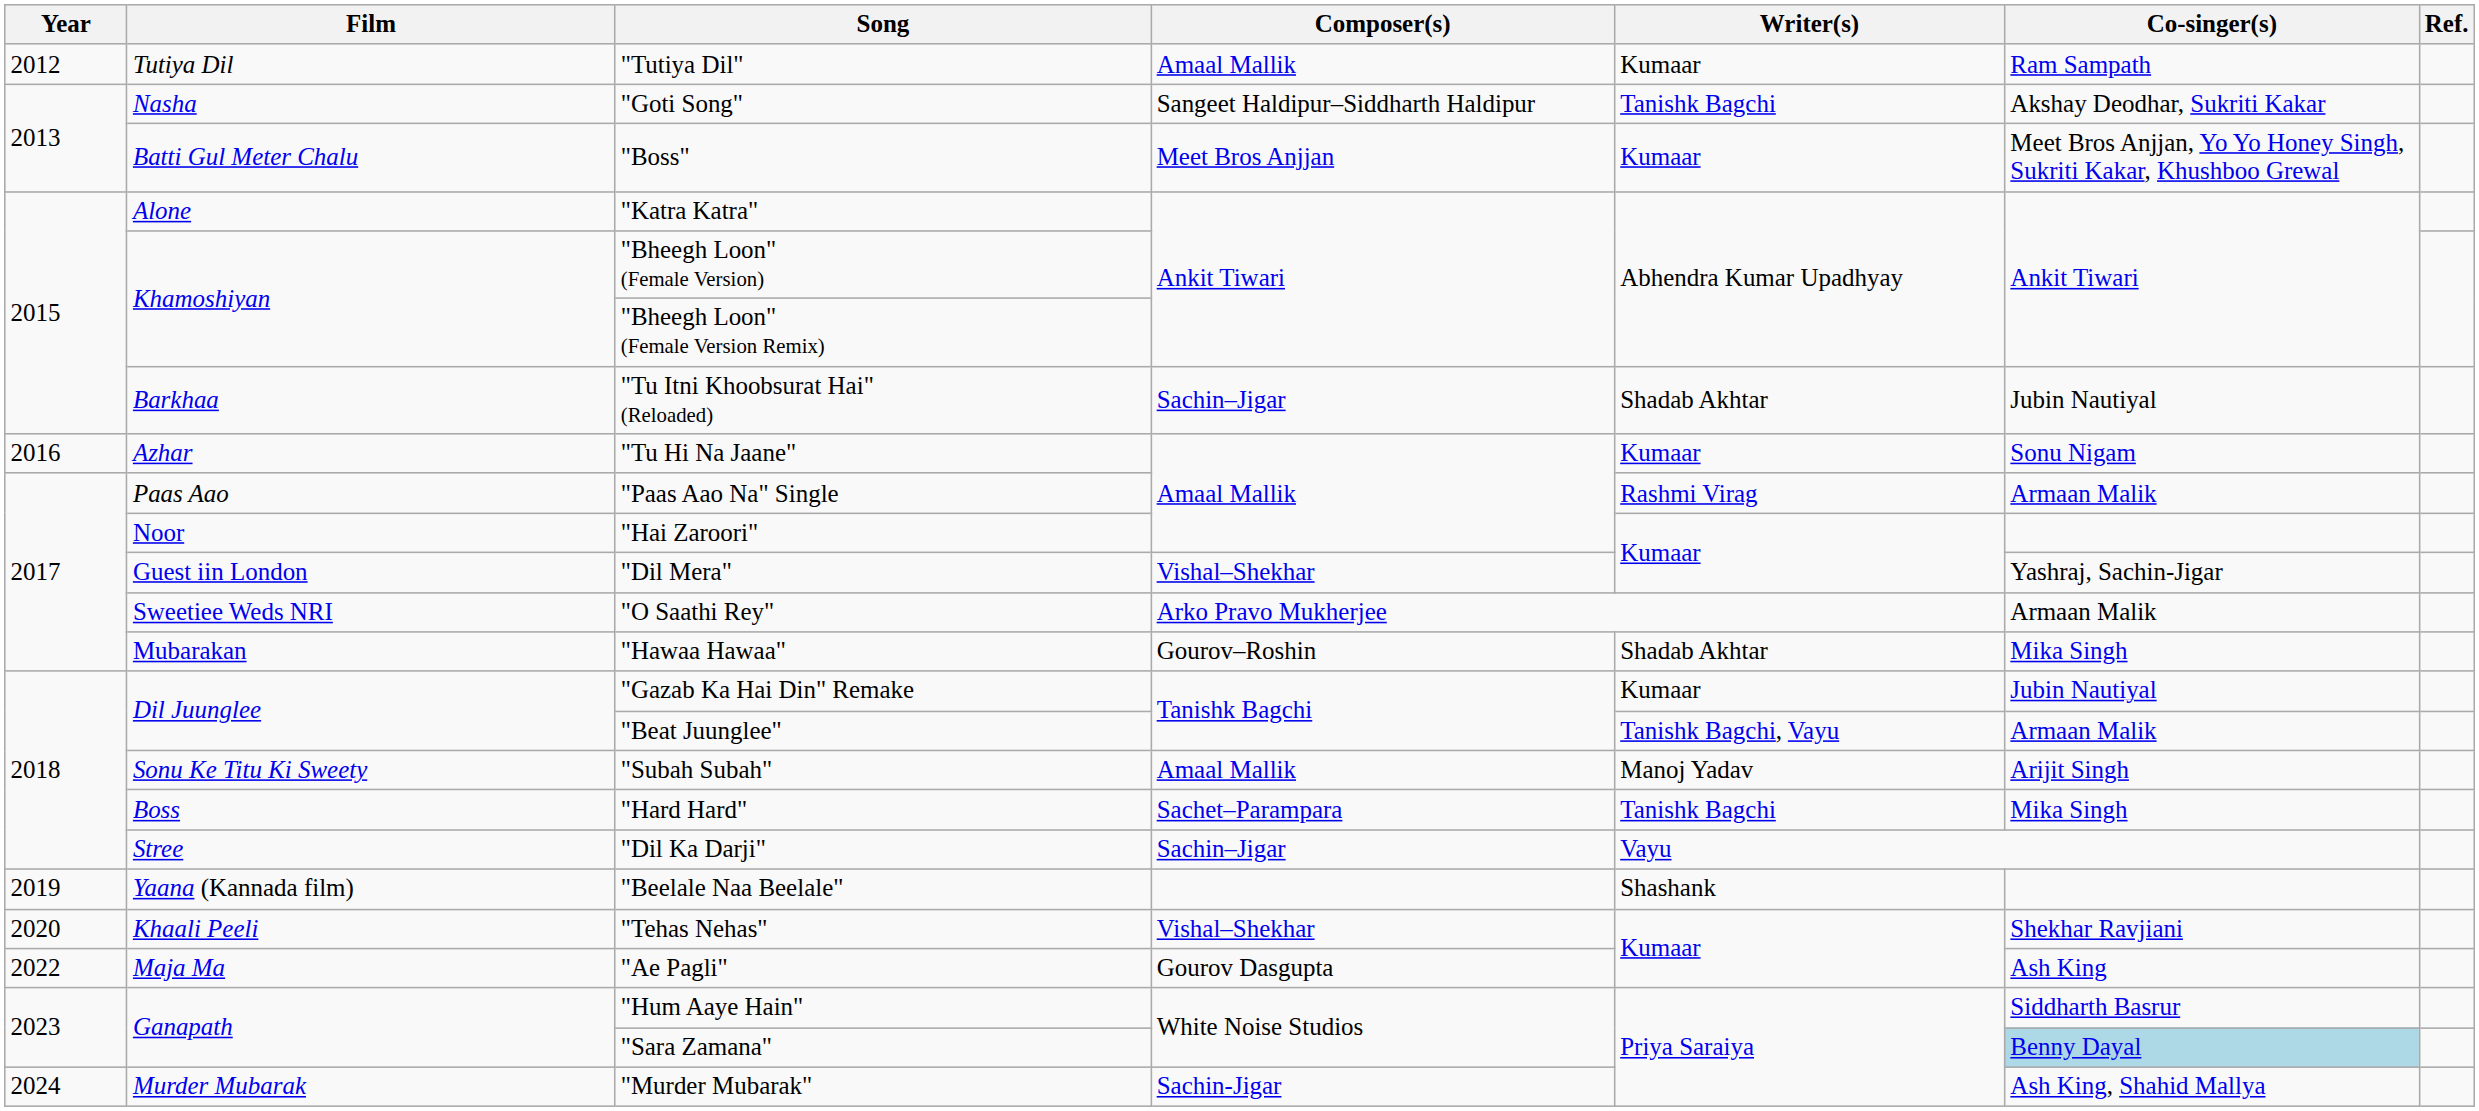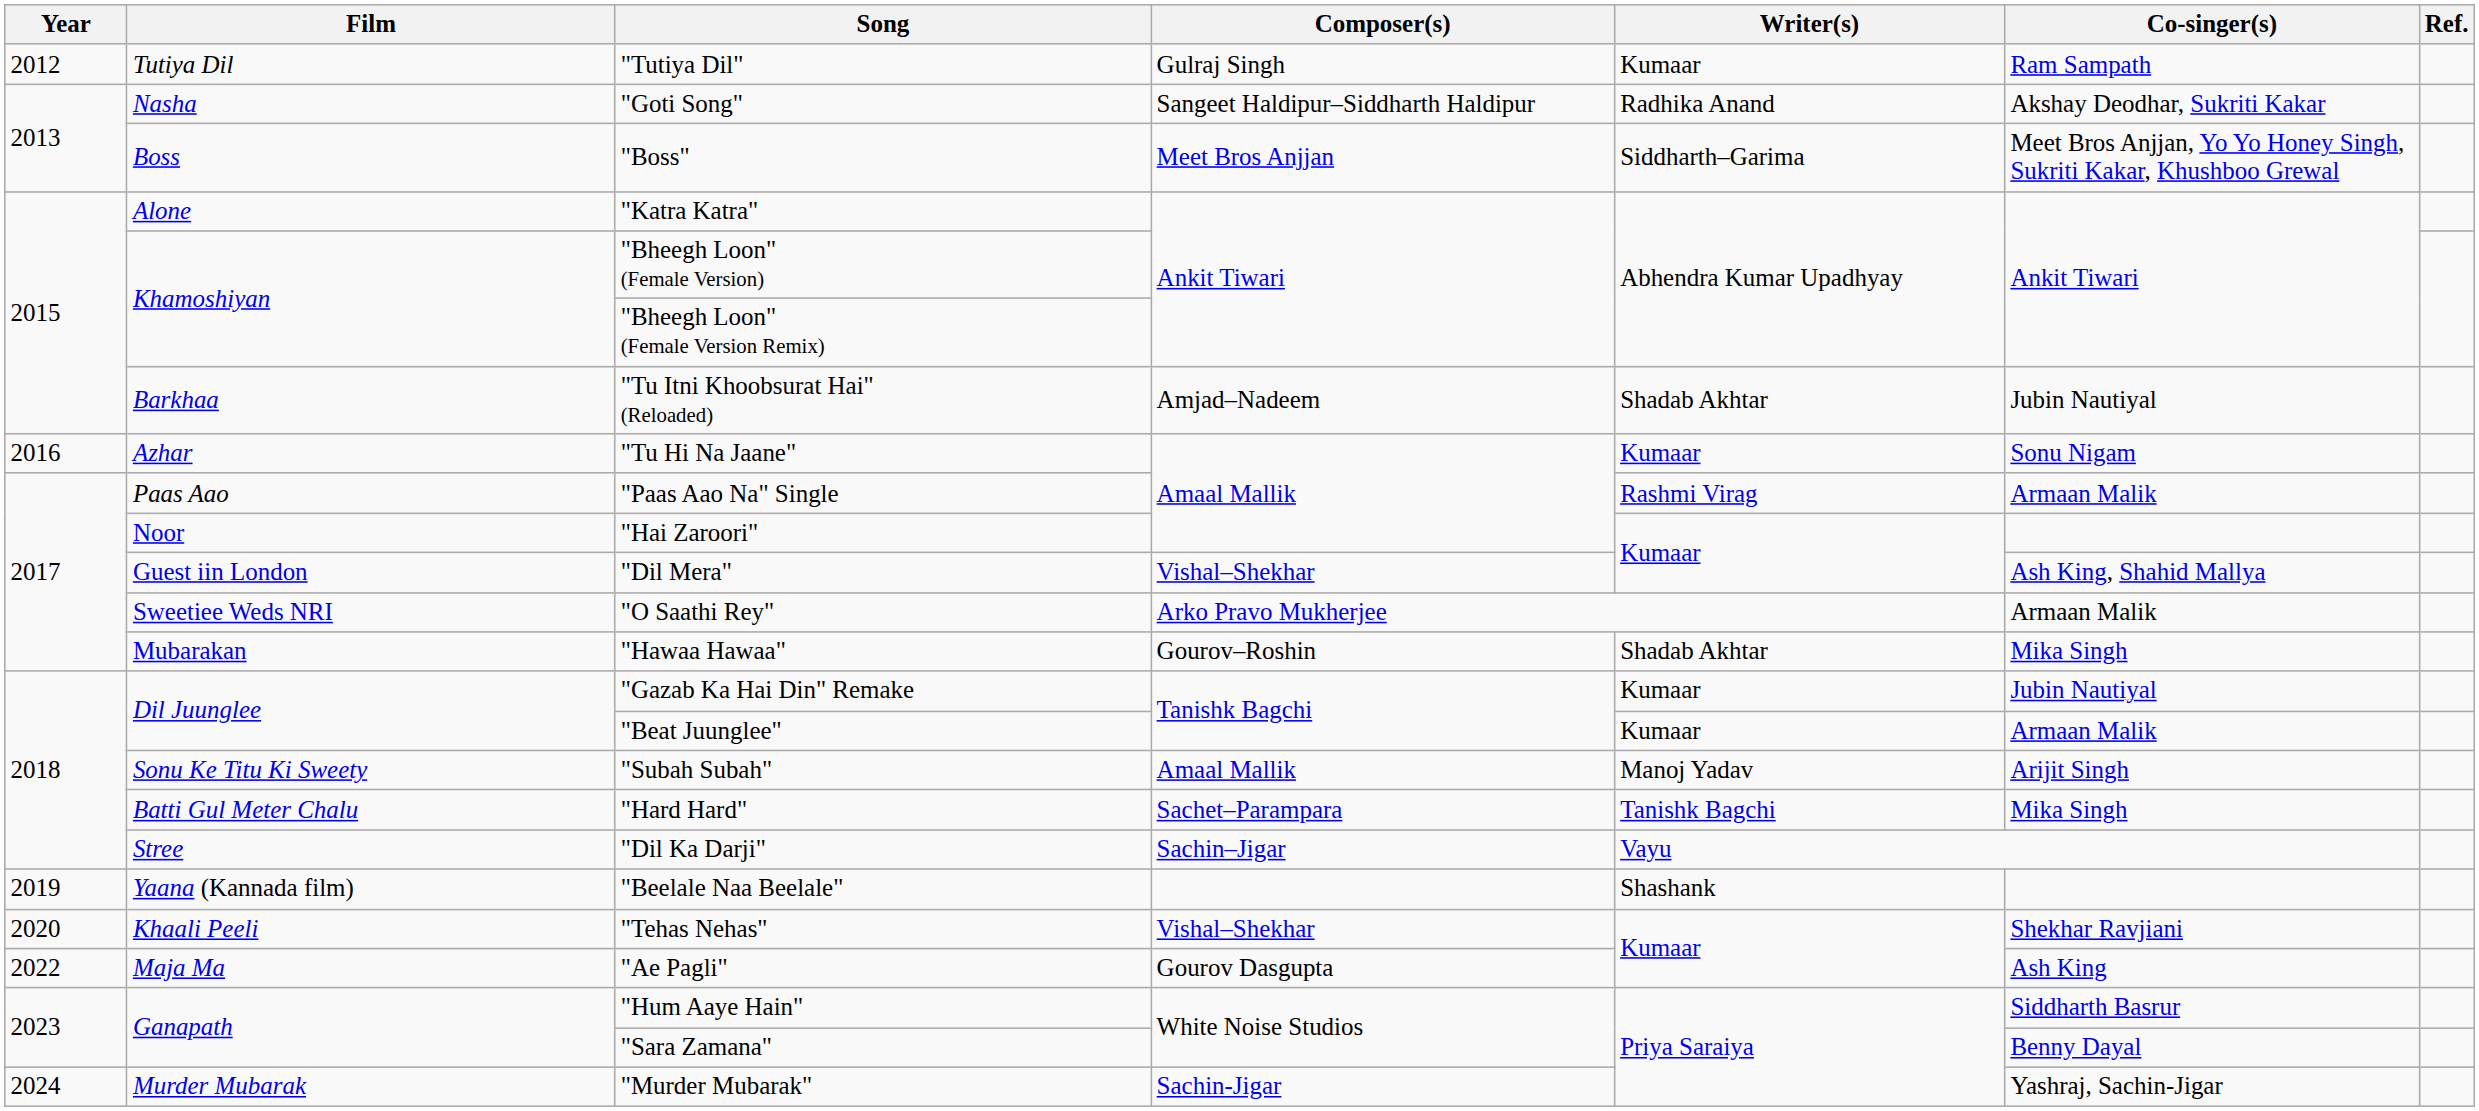(1226, 63) Amaal Mallik -> (1221, 63) Gulraj Singh
(1698, 103) Tanishk Bagchi -> (1697, 103) Radhika Anand
(246, 157) Batti Gul Meter Chalu -> (156, 157) Boss
(1660, 157) Kumaar -> (1712, 157) Siddharth–Garima
(1221, 399) Sachin–Jigar -> (1238, 399) Amjad–Nadeem
(2117, 572) Yashraj, Sachin-Jigar -> (2138, 572) Ash King, Shahid Mallya
(1730, 730) Tanishk Bagchi, Vayu -> (1660, 730) Kumaar
(156, 809) Boss -> (246, 809) Batti Gul Meter Chalu
(2076, 1047) lightblue background -> (2076, 1047) no background
(2138, 1086) Ash King, Shahid Mallya -> (2117, 1086) Yashraj, Sachin-Jigar
